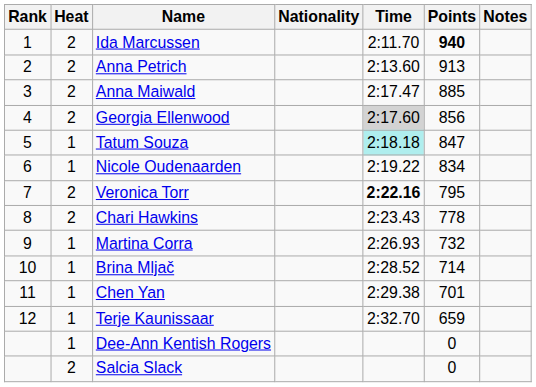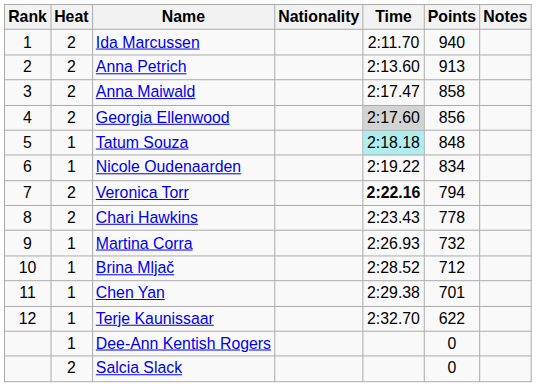(452, 42) bold -> (452, 42) normal
(452, 92) 885 -> (452, 92) 858
(452, 142) 847 -> (452, 142) 848
(452, 192) 795 -> (452, 192) 794
(452, 268) 714 -> (452, 268) 712
(452, 318) 659 -> (452, 318) 622
